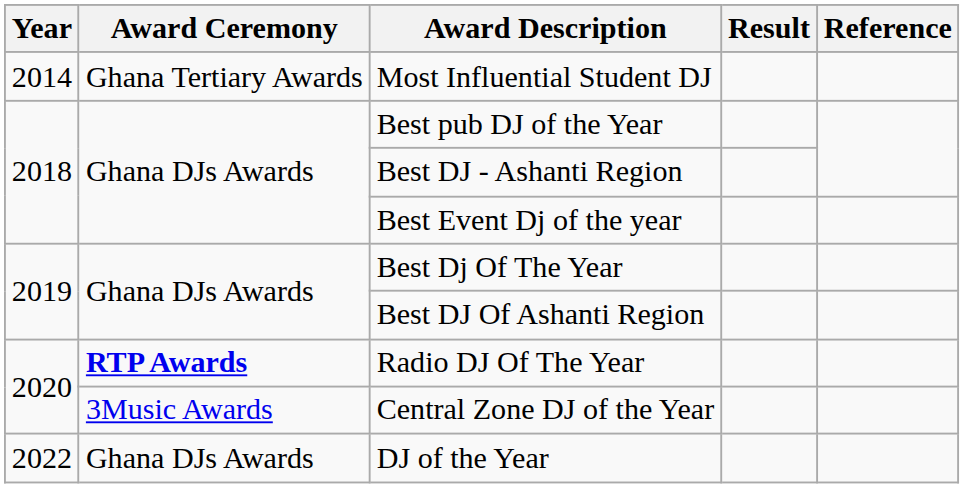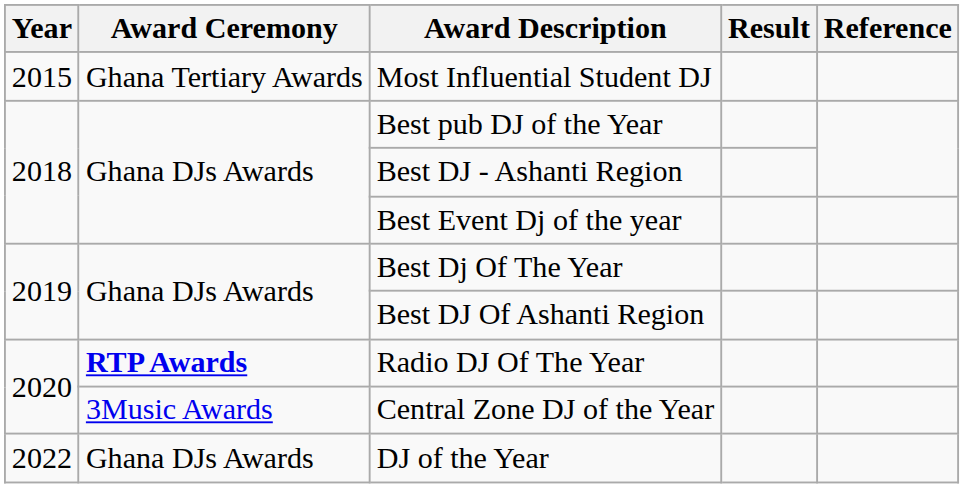(42, 76) 2014 -> (42, 76) 2015
